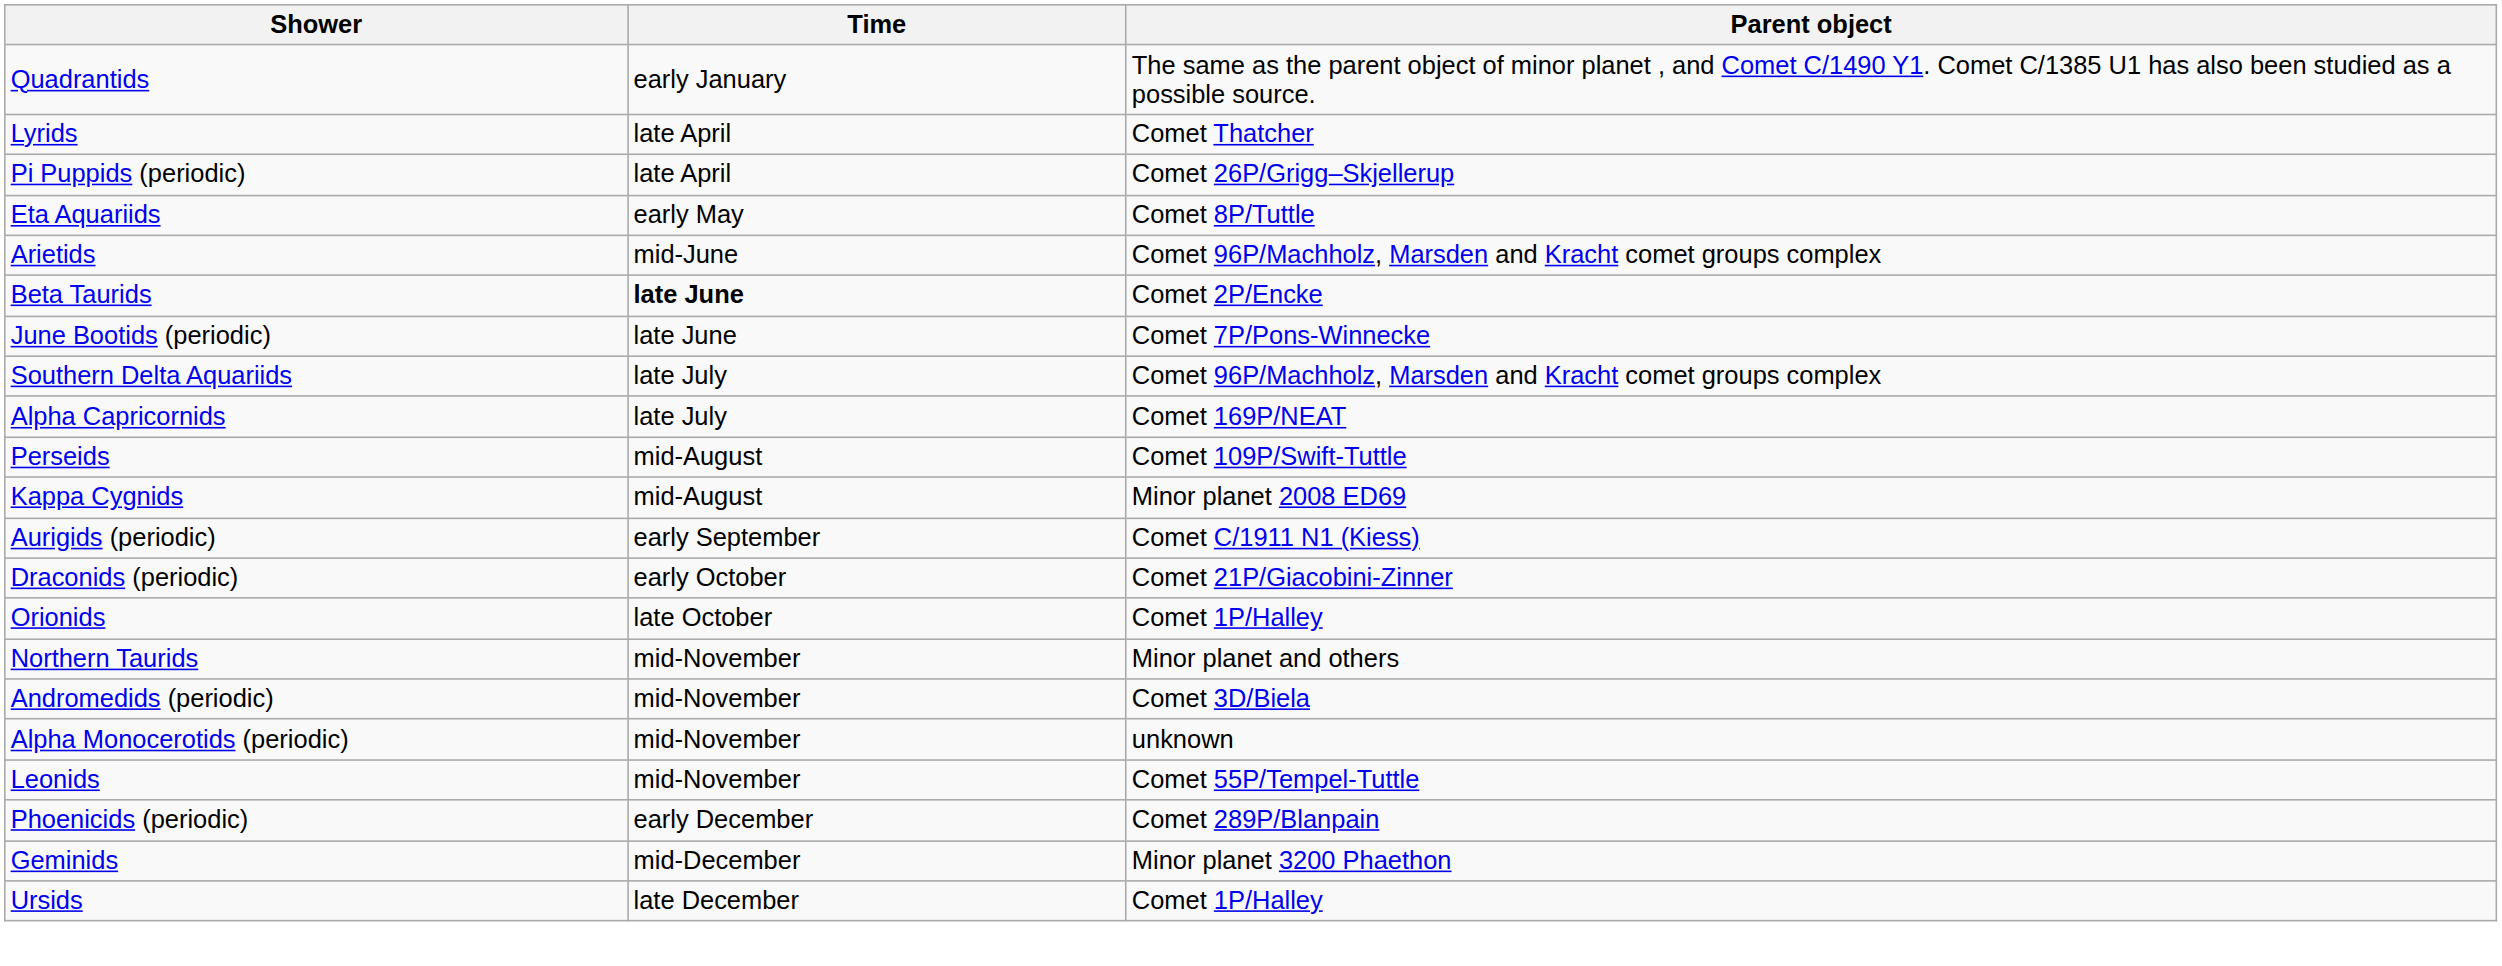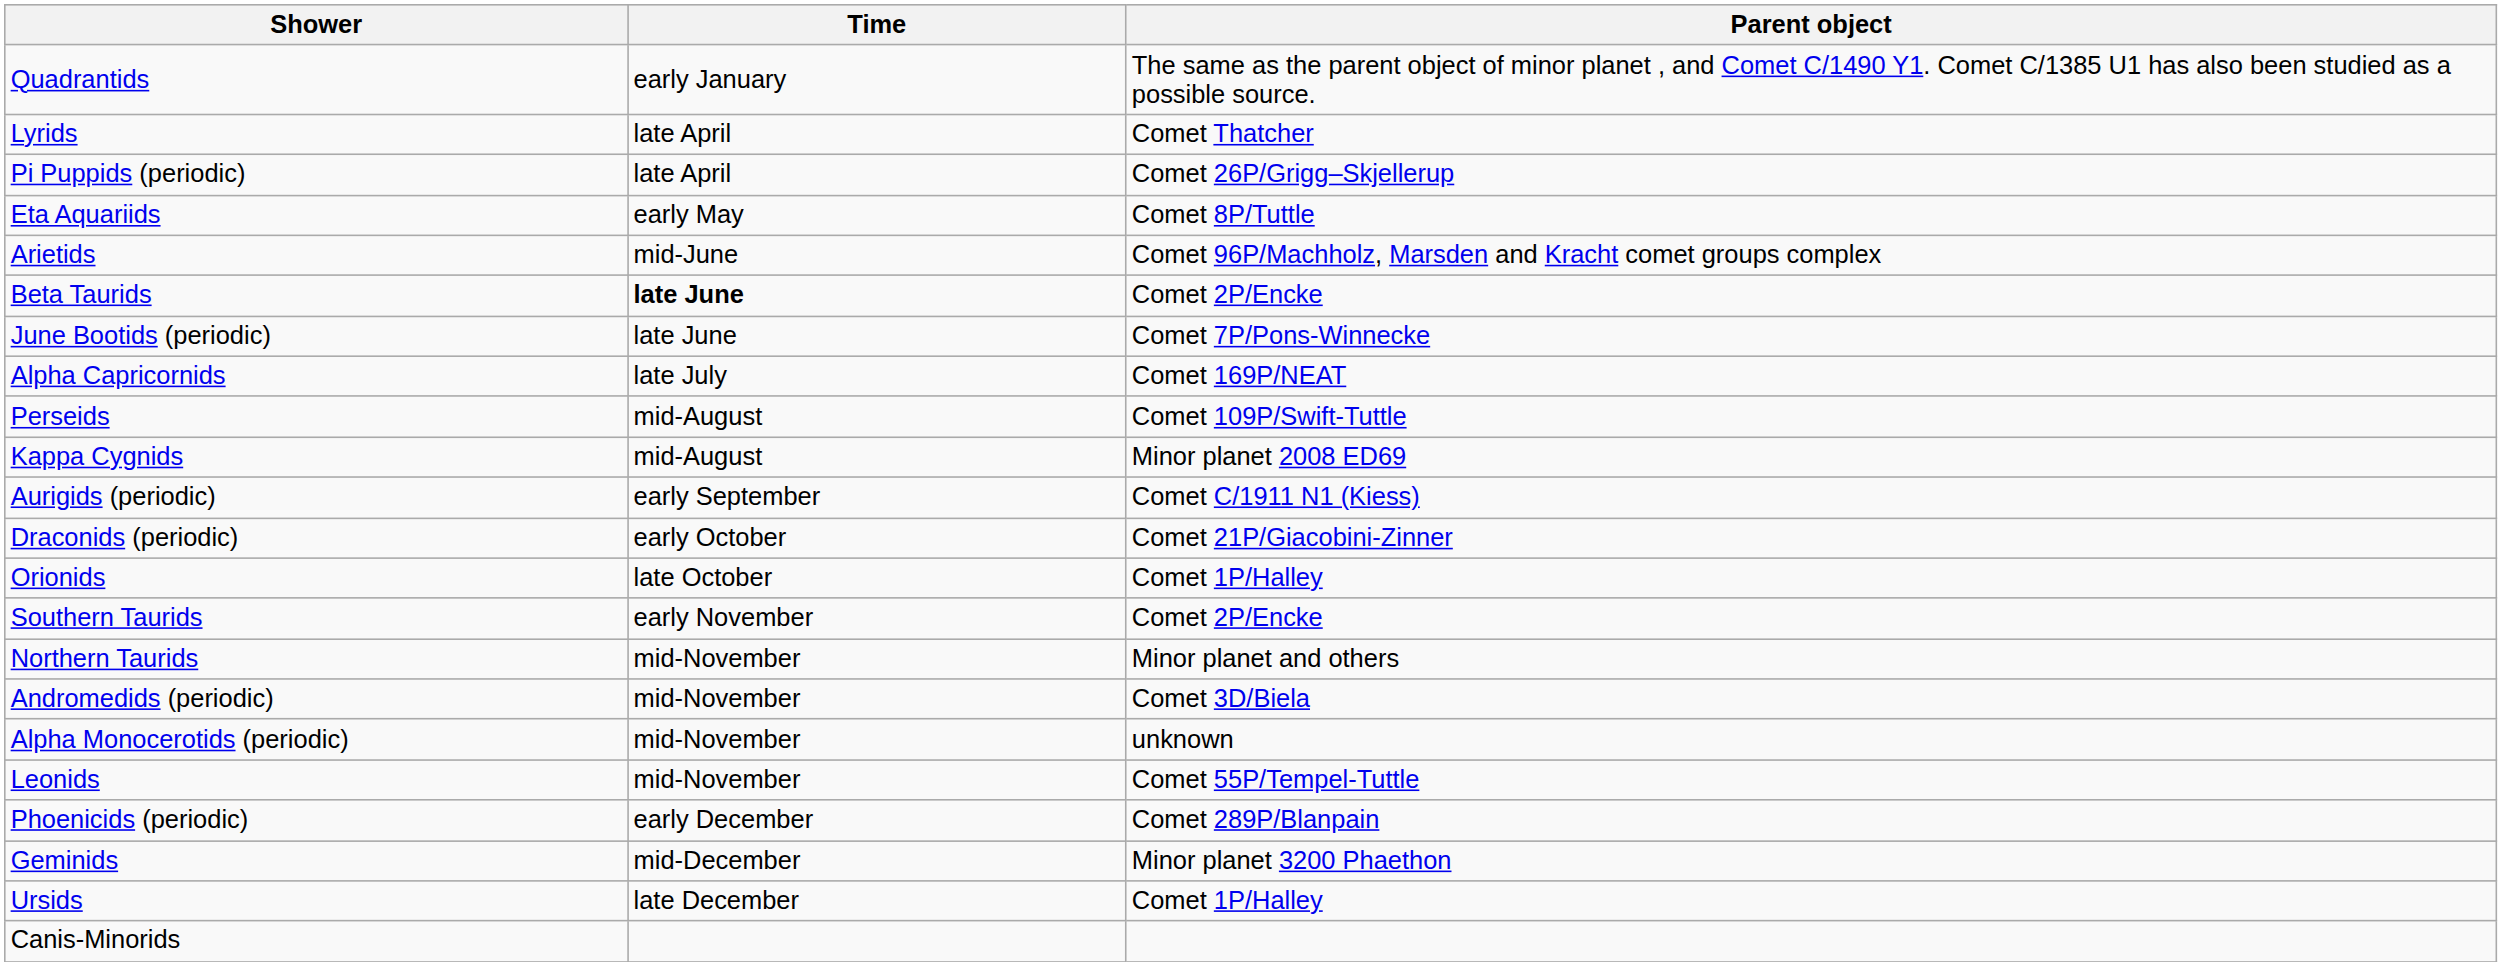- row: (151, 376)
+ row: (107, 618)
+ row: (95, 940)
